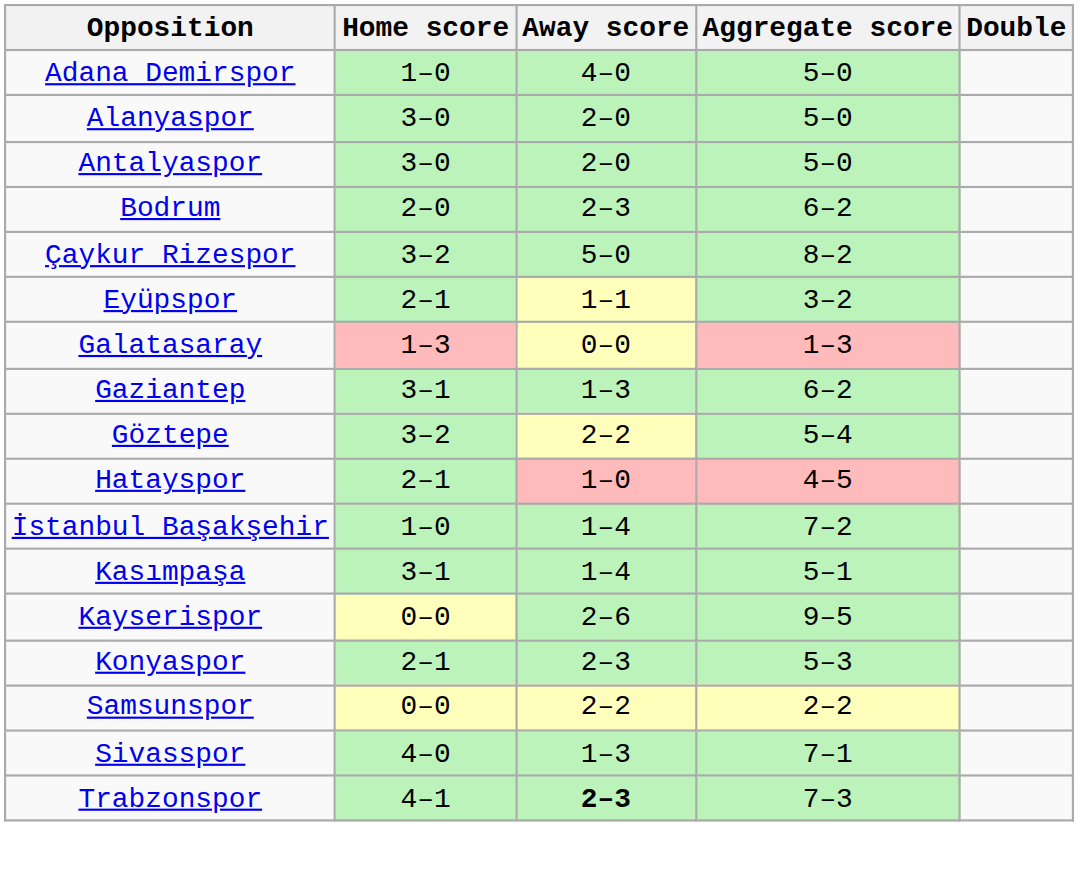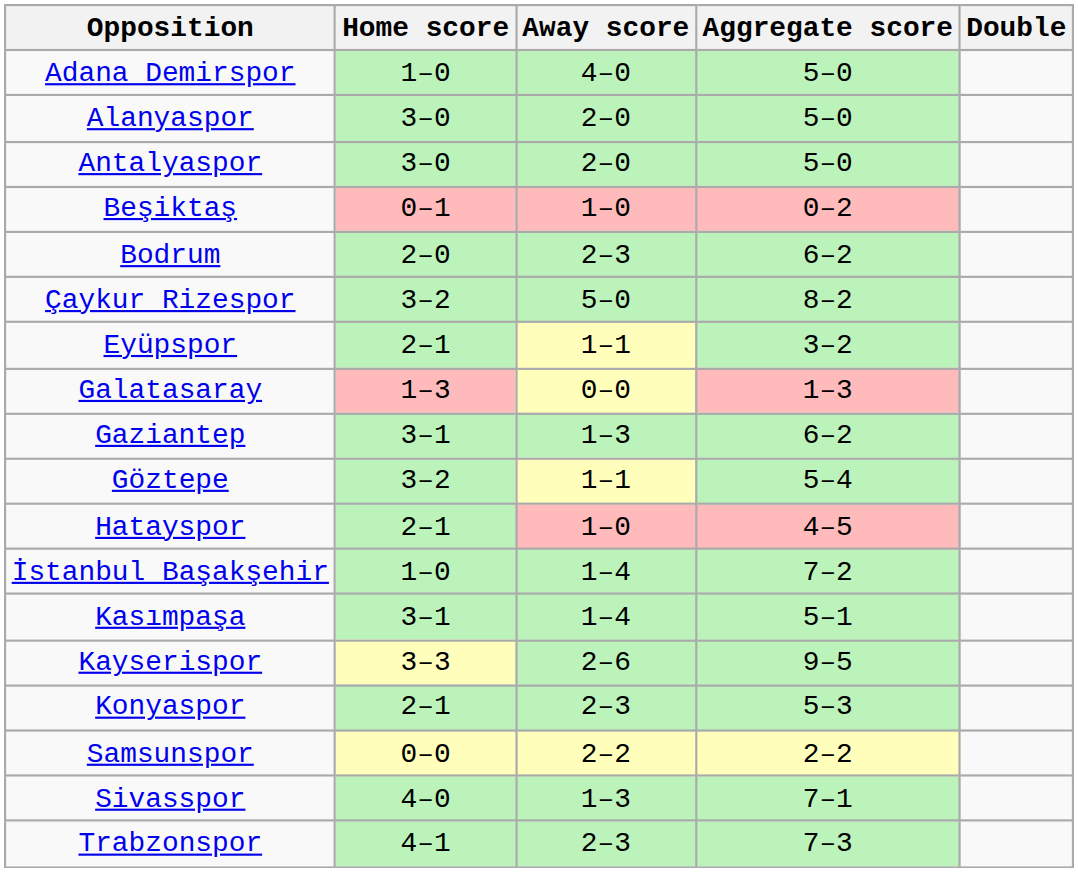+ row: (170, 209)
(606, 436) 2–2 -> (606, 481) 1–1
(426, 617) 0–0 -> (426, 663) 3–3
(606, 799) bold -> (606, 844) normal
